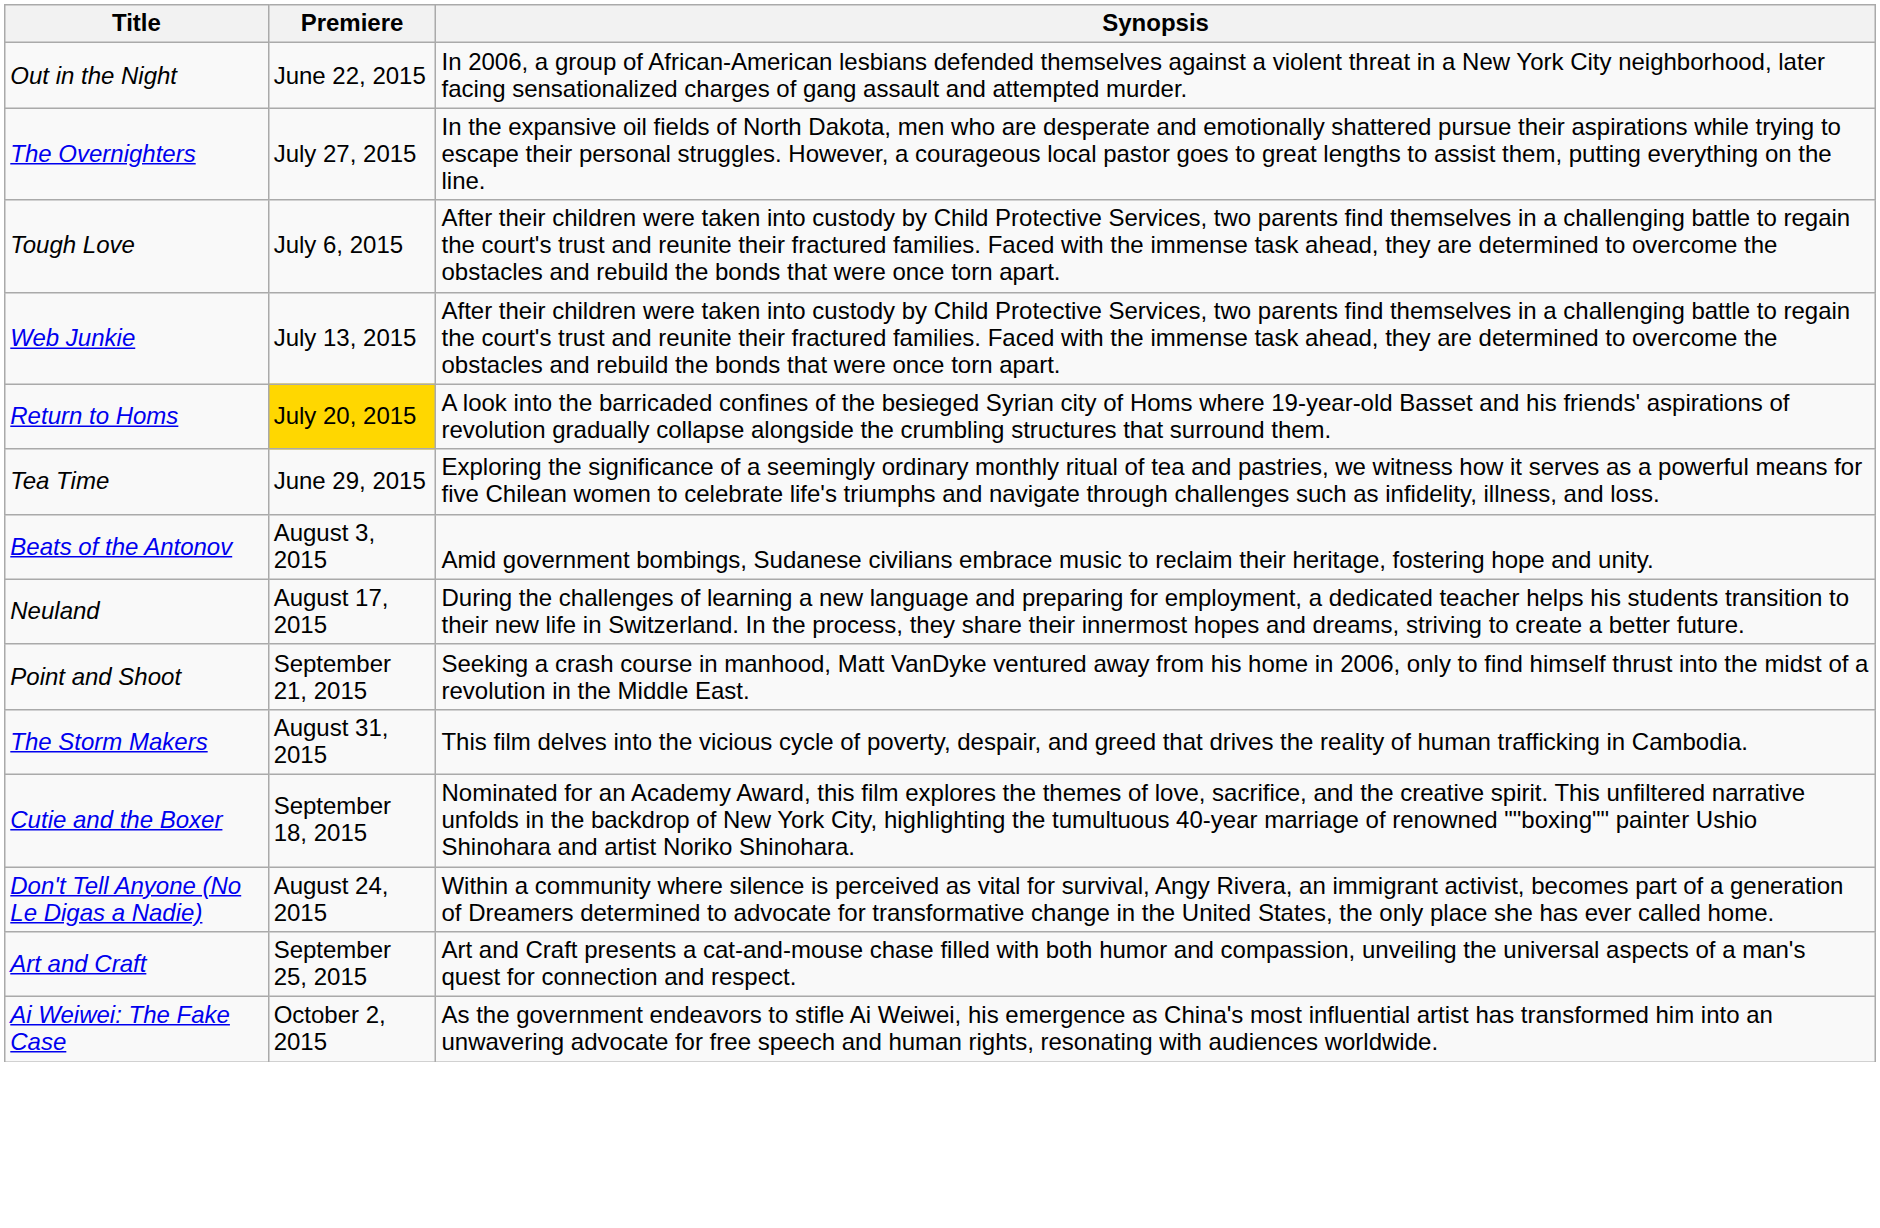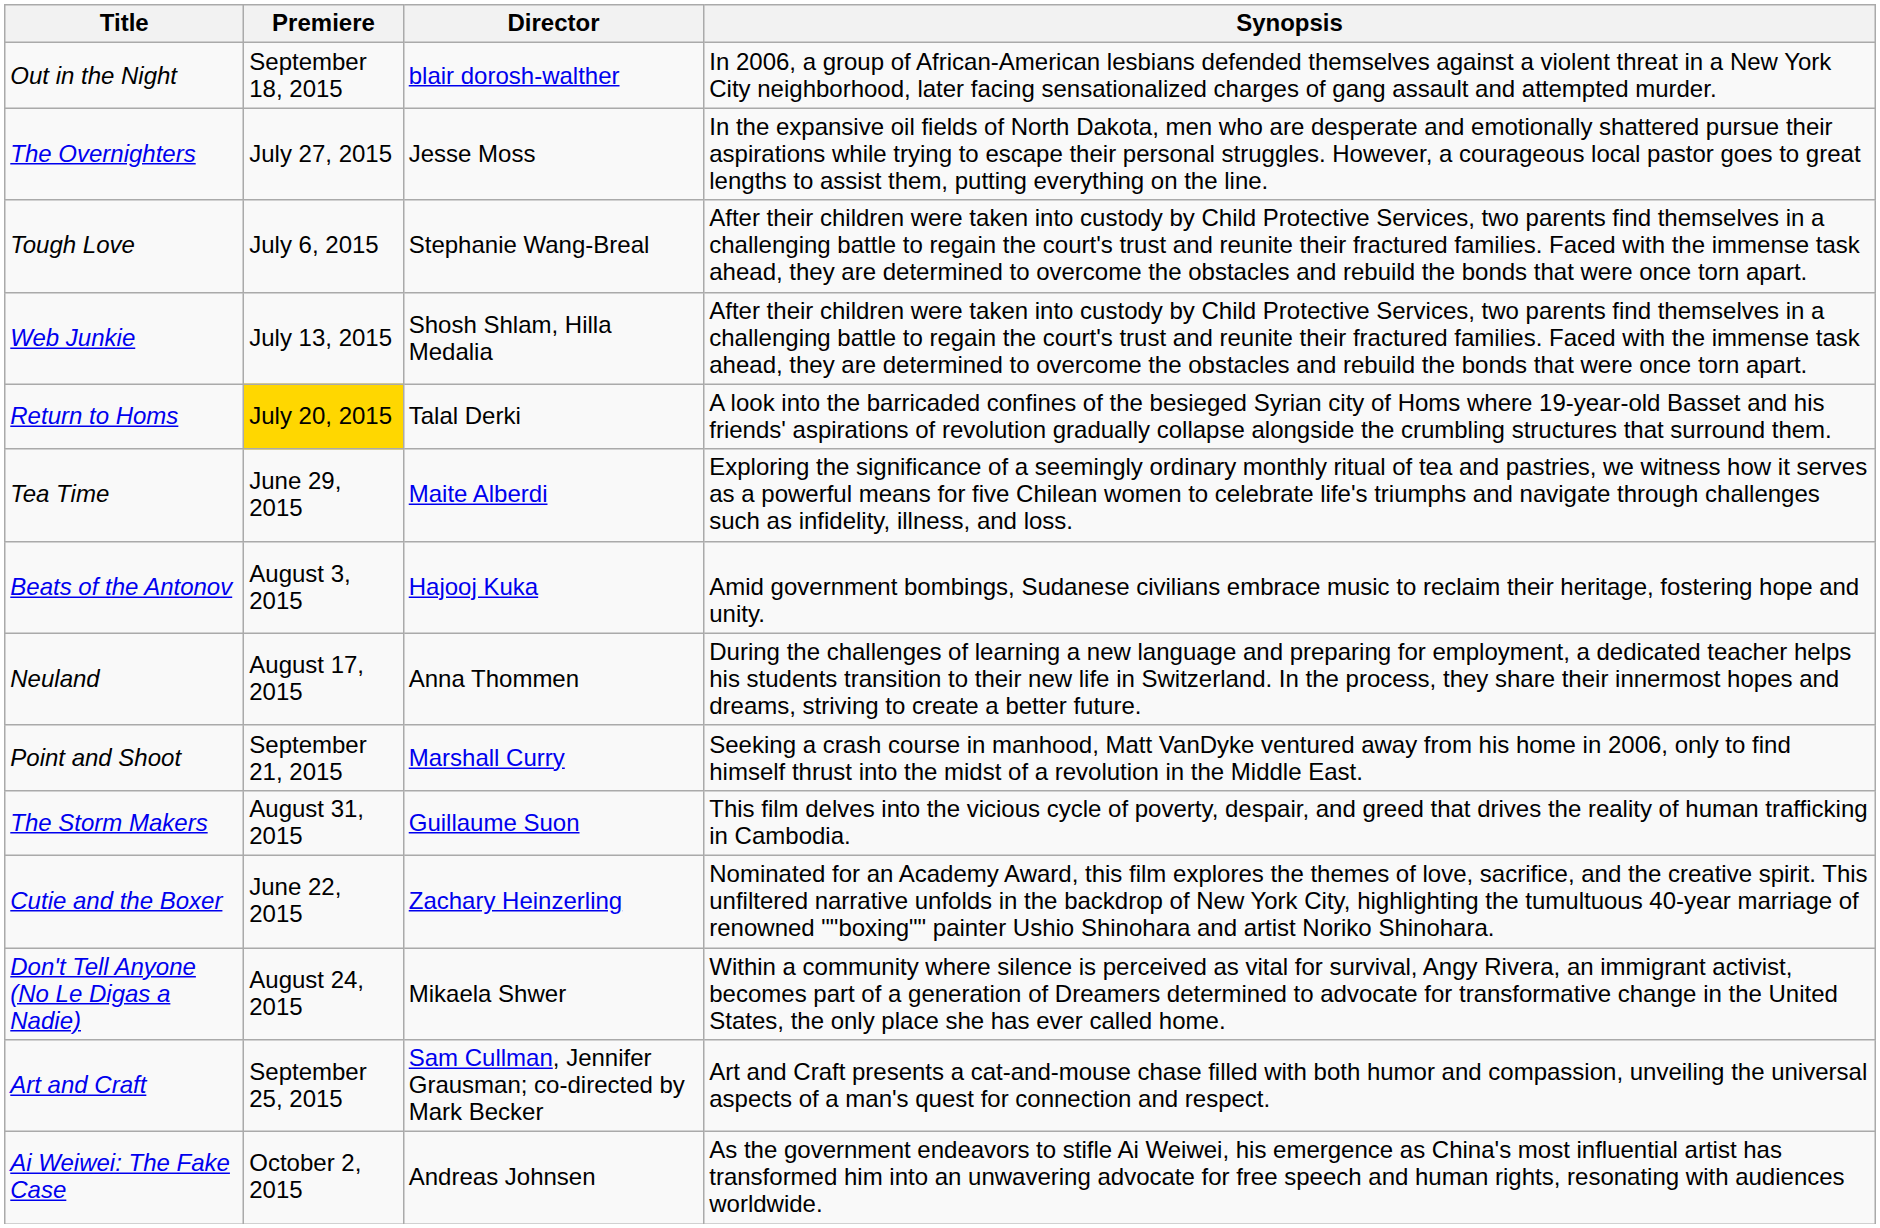+ column: (553, 23)
(350, 75) June 22, 2015 -> (308, 75) September 18, 2015
(332, 820) September 18, 2015 -> (295, 901) June 22, 2015
